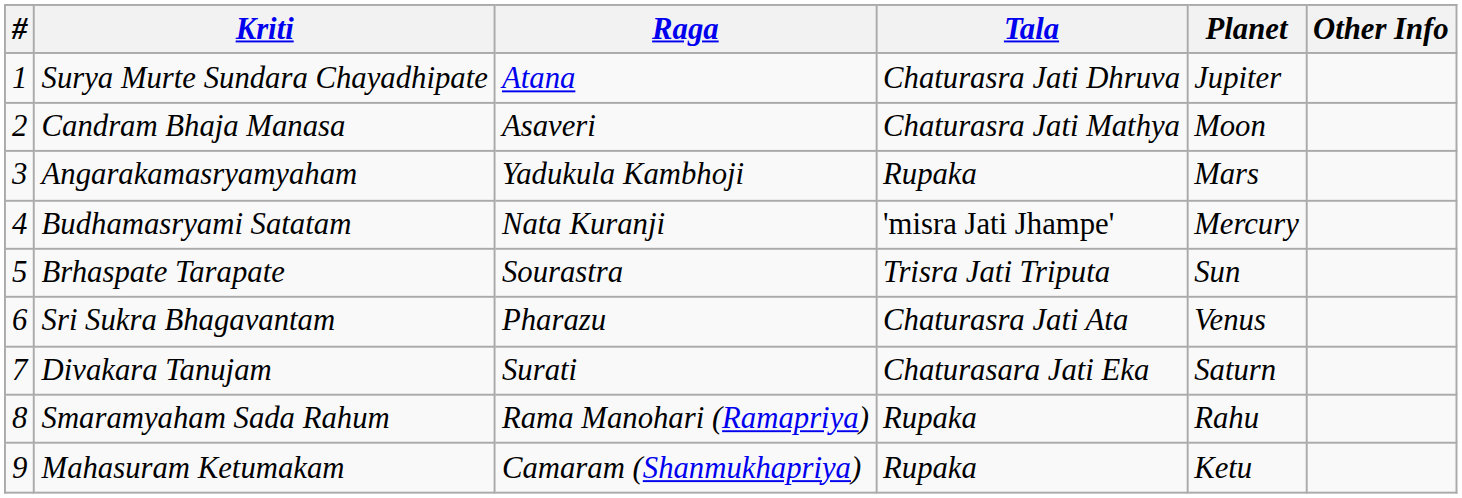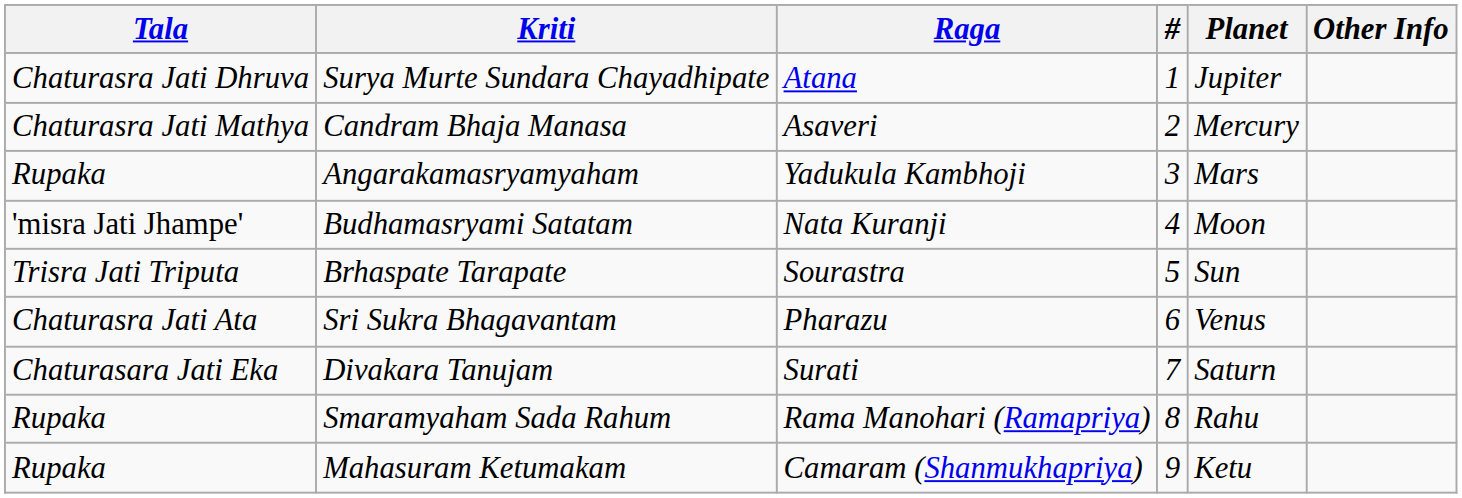columns swapped: (20, 28) <-> (1031, 28)
(1230, 126) Moon -> (1246, 126) Mercury
(1246, 223) Mercury -> (1230, 223) Moon
